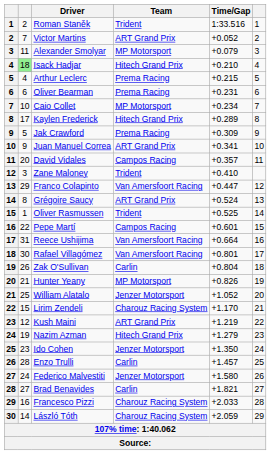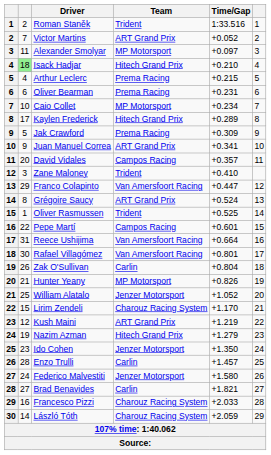(225, 51) +0.079 -> (225, 51) +0.097
